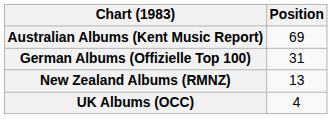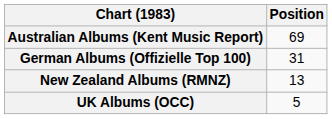(297, 102) 4 -> (297, 102) 5
